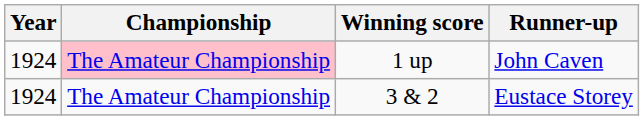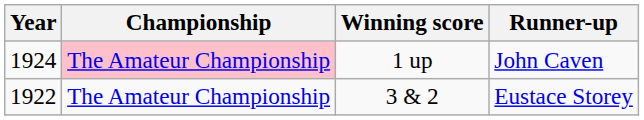(33, 96) 1924 -> (33, 96) 1922
